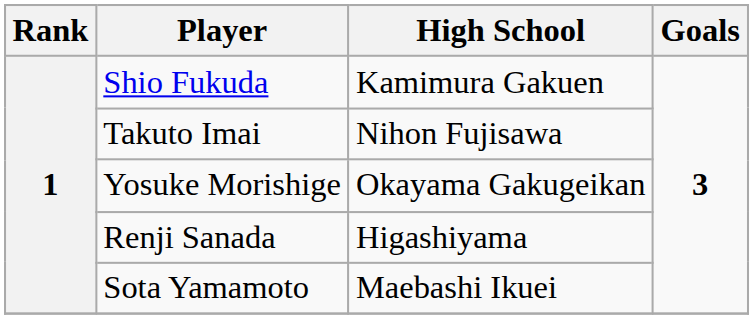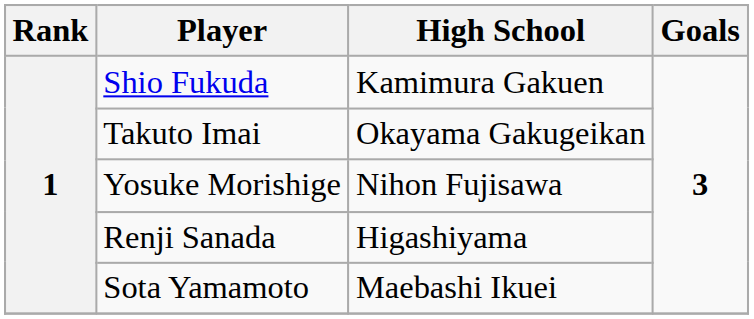(459, 133) Nihon Fujisawa -> (501, 133) Okayama Gakugeikan
(501, 184) Okayama Gakugeikan -> (459, 184) Nihon Fujisawa
